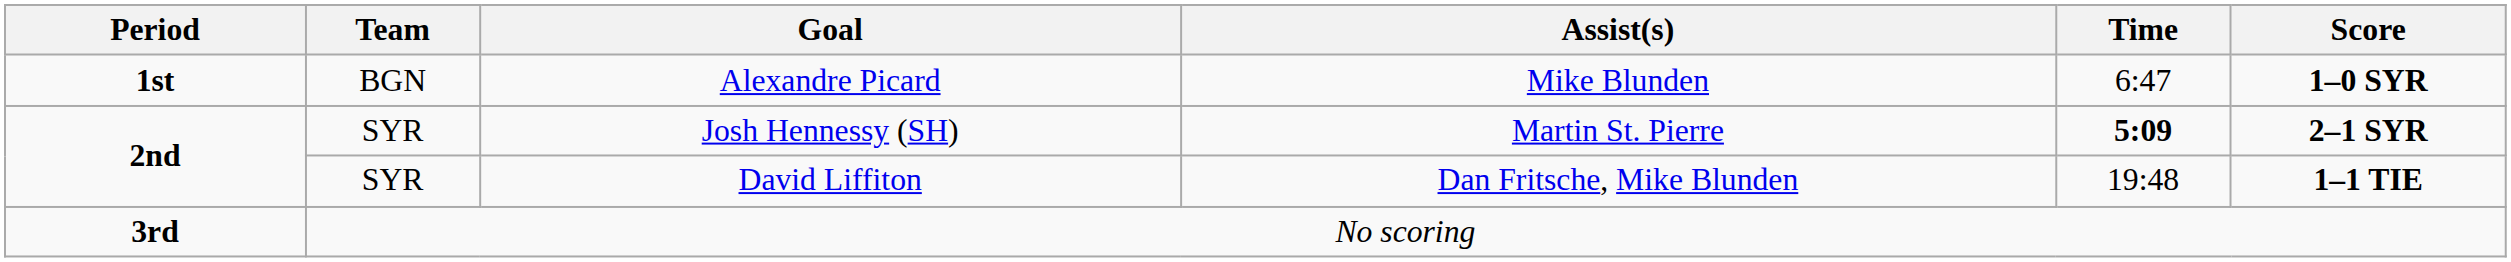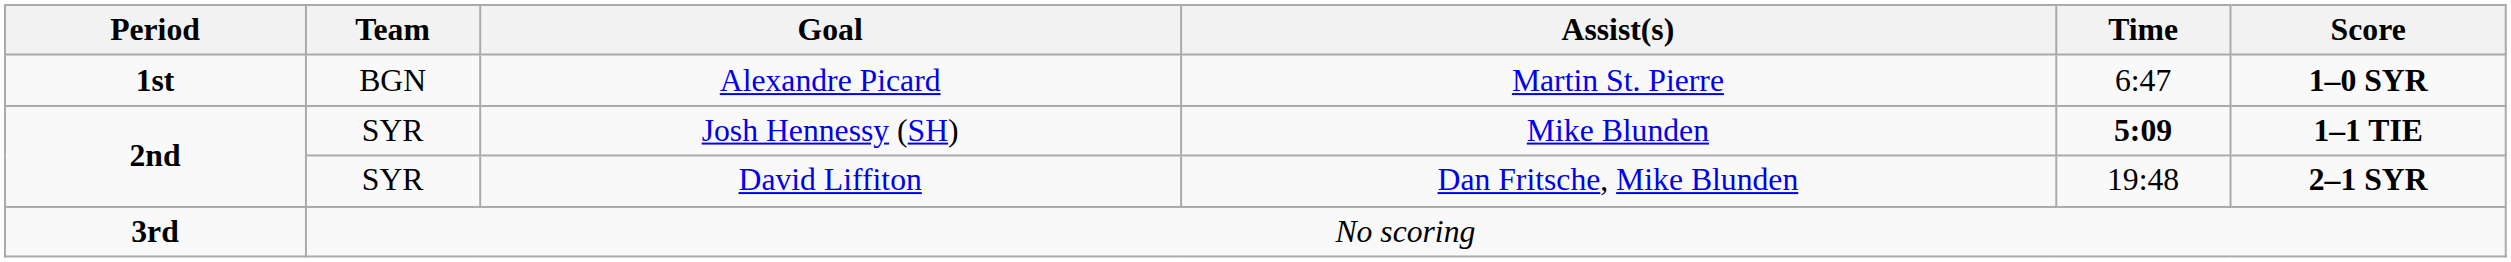(1618, 79) Mike Blunden -> (1618, 79) Martin St. Pierre
(1618, 130) Martin St. Pierre -> (1618, 130) Mike Blunden
(2368, 130) 2–1 SYR -> (2368, 130) 1–1 TIE
(2368, 180) 1–1 TIE -> (2368, 180) 2–1 SYR
